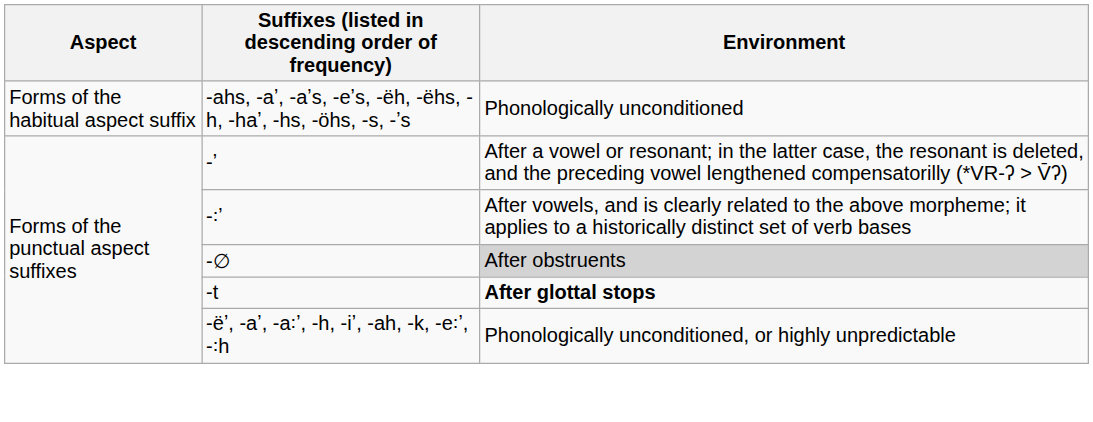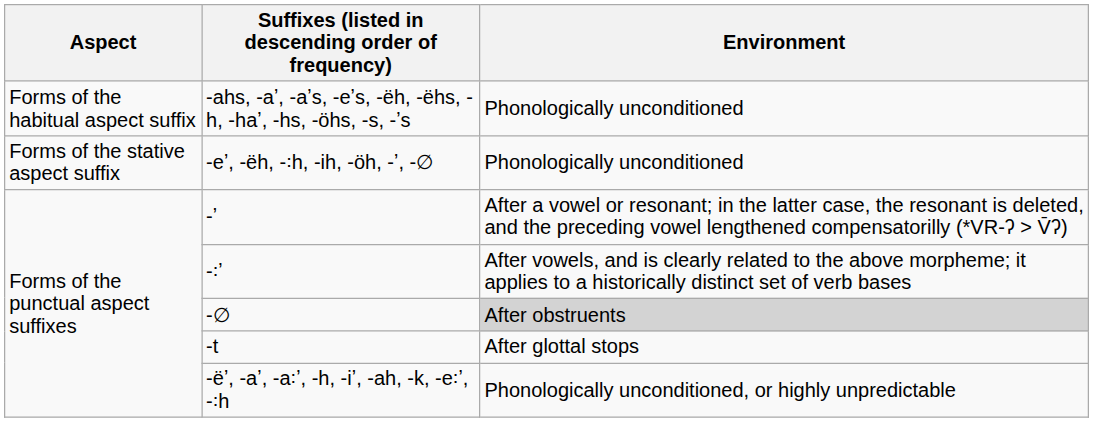+ row: (320, 163)
(570, 292) bold -> (562, 346) normal
